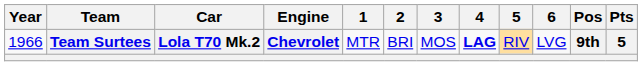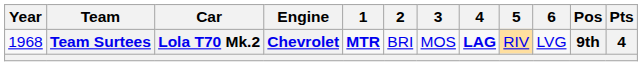(25, 42) 1966 -> (25, 42) 1968
(363, 42) normal -> (363, 42) bold
(622, 42) 5 -> (622, 42) 4
